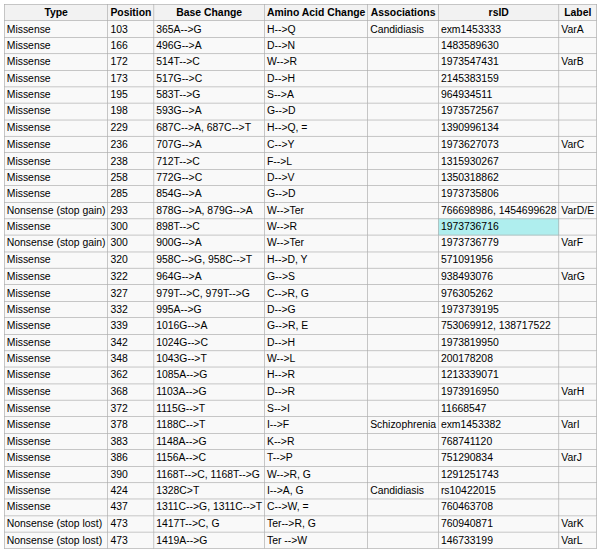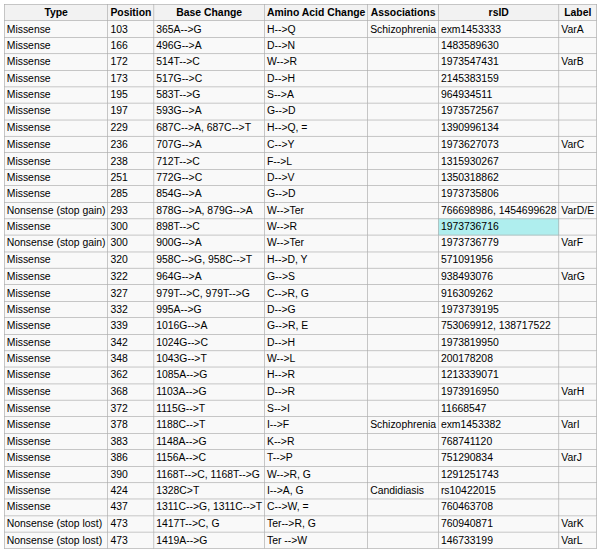(397, 29) Candidiasis -> (403, 29) Schizophrenia
(119, 111) 198 -> (119, 111) 197
(119, 177) 258 -> (119, 177) 251
(467, 293) 976305262 -> (467, 293) 916309262
